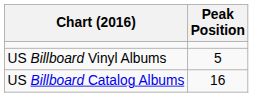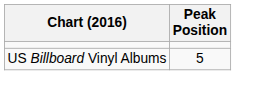- row: (96, 80)
